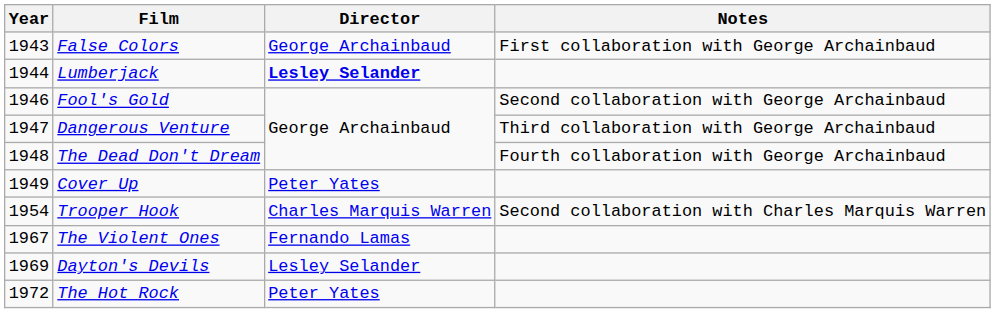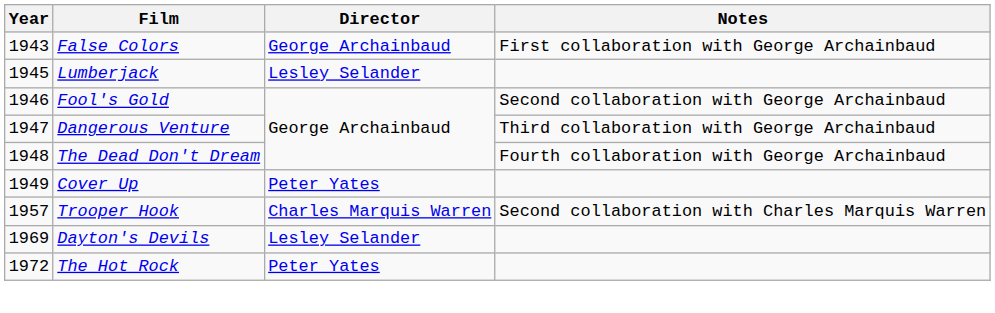(29, 74) 1944 -> (29, 74) 1945
(344, 74) bold -> (344, 74) normal
(29, 211) 1954 -> (29, 211) 1957
- row: (138, 239)
